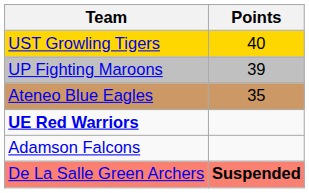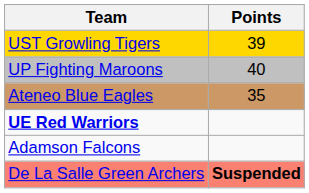(256, 43) 40 -> (256, 43) 39
(256, 69) 39 -> (256, 69) 40
